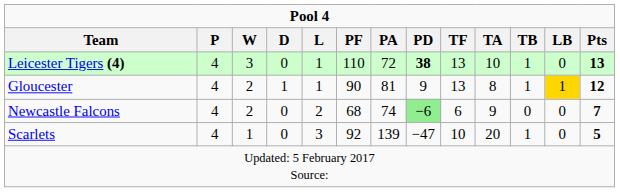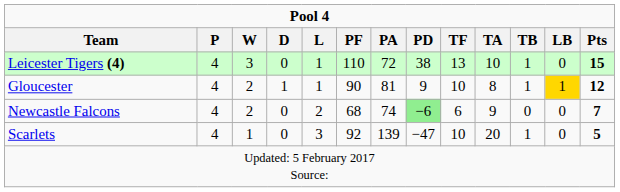(423, 63) bold -> (423, 63) normal
(597, 63) 13 -> (597, 63) 15
(458, 87) 13 -> (458, 87) 10
